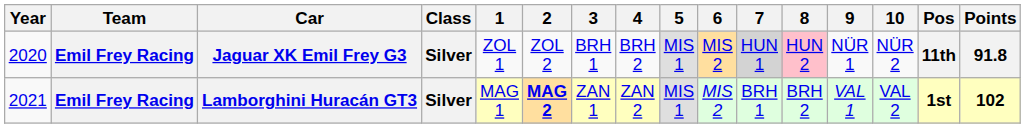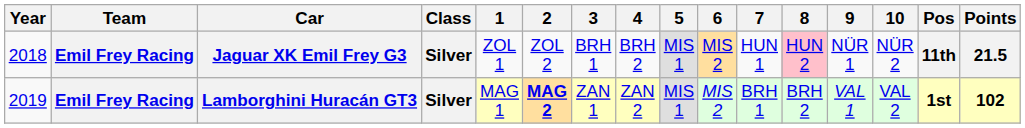(28, 54) 2020 -> (28, 54) 2018
(759, 54) lightgrey background -> (759, 54) no background
(990, 54) 91.8 -> (990, 54) 21.5
(28, 100) 2021 -> (28, 100) 2019
